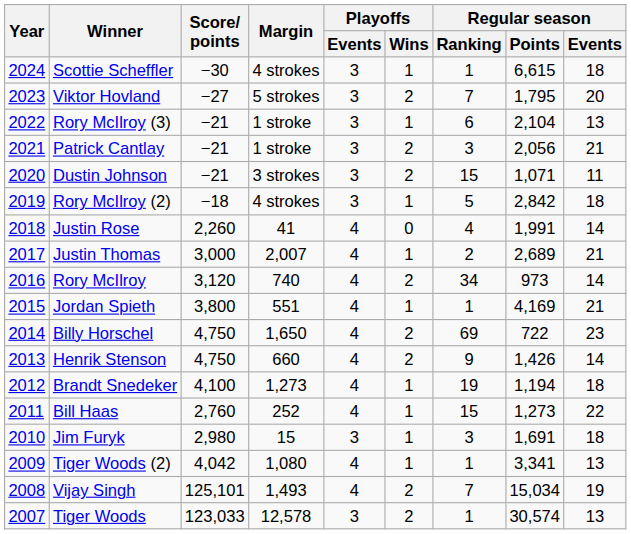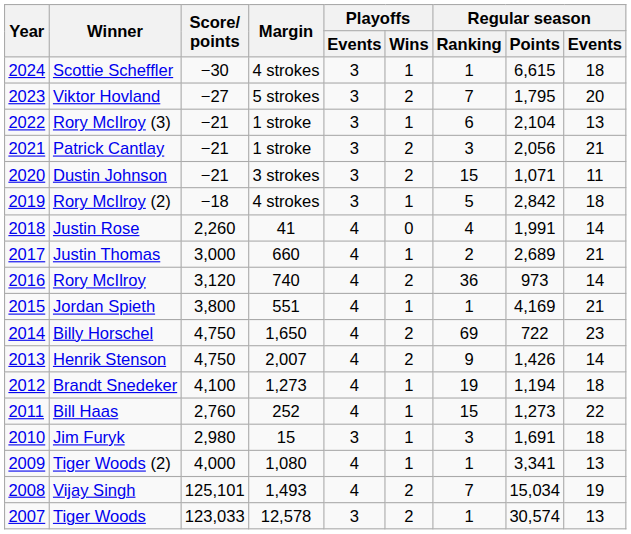(286, 254) 2,007 -> (286, 254) 660
(469, 280) 34 -> (469, 280) 36
(286, 359) 660 -> (286, 359) 2,007
(215, 464) 4,042 -> (215, 464) 4,000
